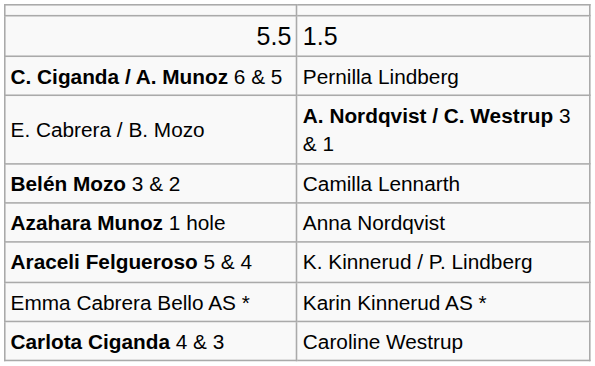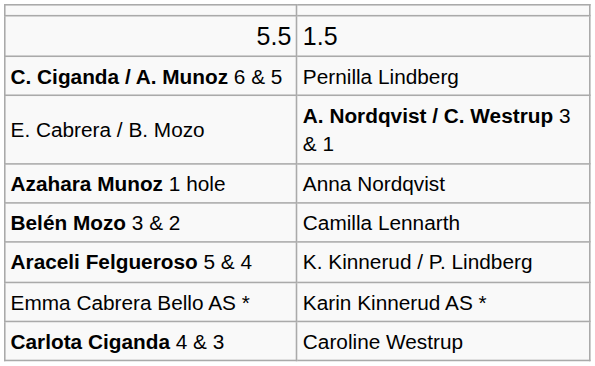rows swapped: (118, 223) <-> (95, 184)
